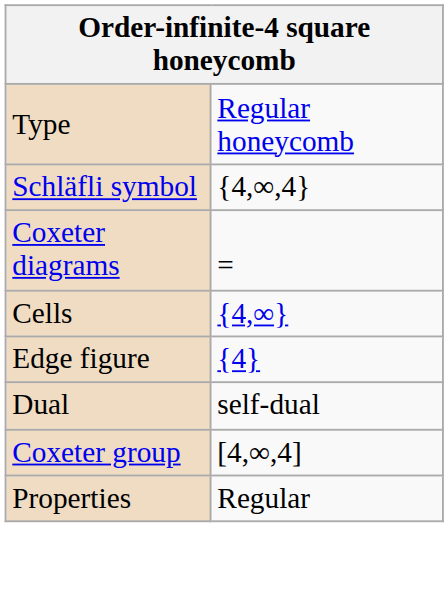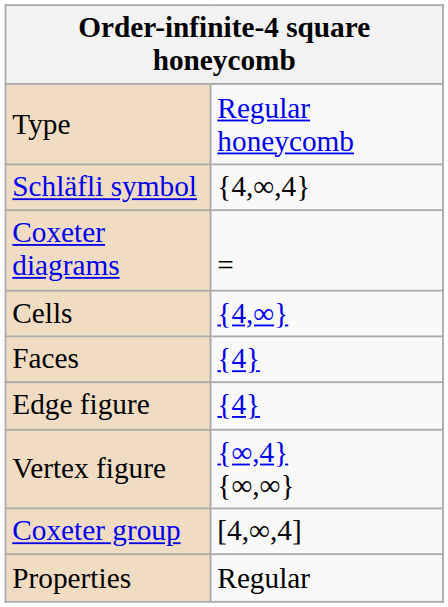+ row: (46, 358)
+ row: (89, 468)
- row: (41, 405)
